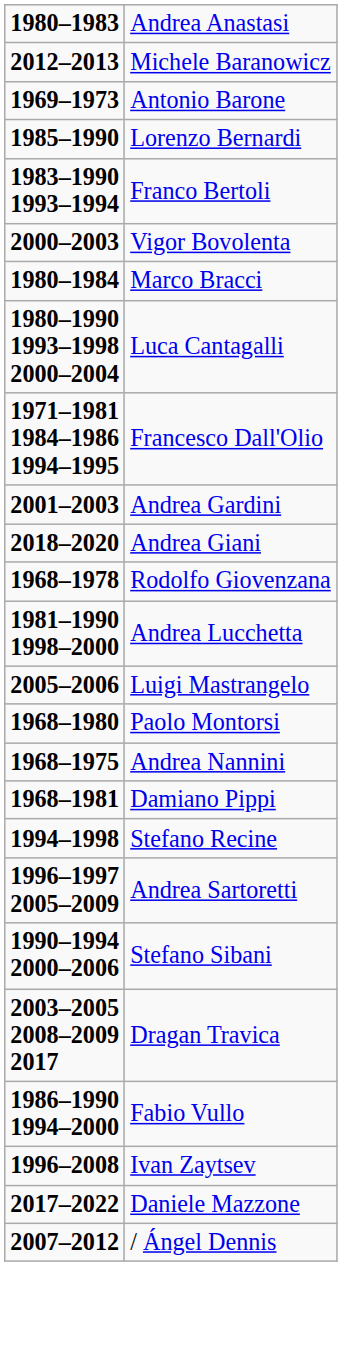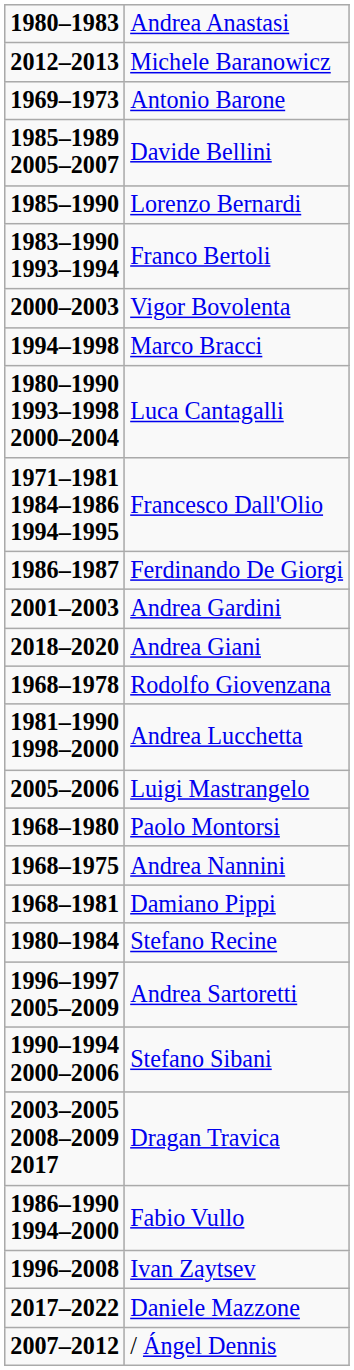+ row: (201, 152)
(65, 280) 1980–1984 -> (65, 346) 1994–1998
+ row: (237, 569)
(65, 838) 1994–1998 -> (65, 941) 1980–1984
